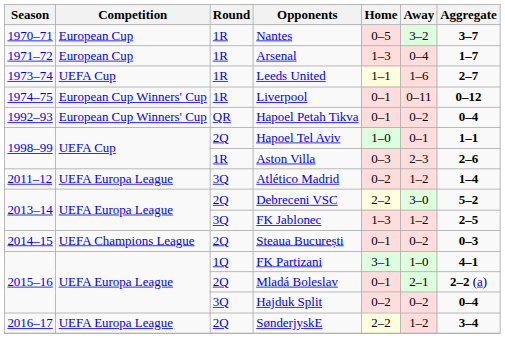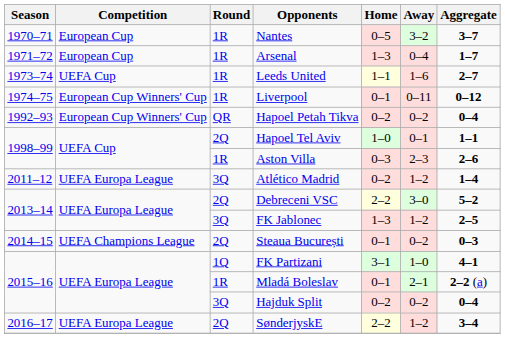(381, 117) 0–1 -> (381, 117) 0–2
(221, 281) 2Q -> (220, 281) 1R
